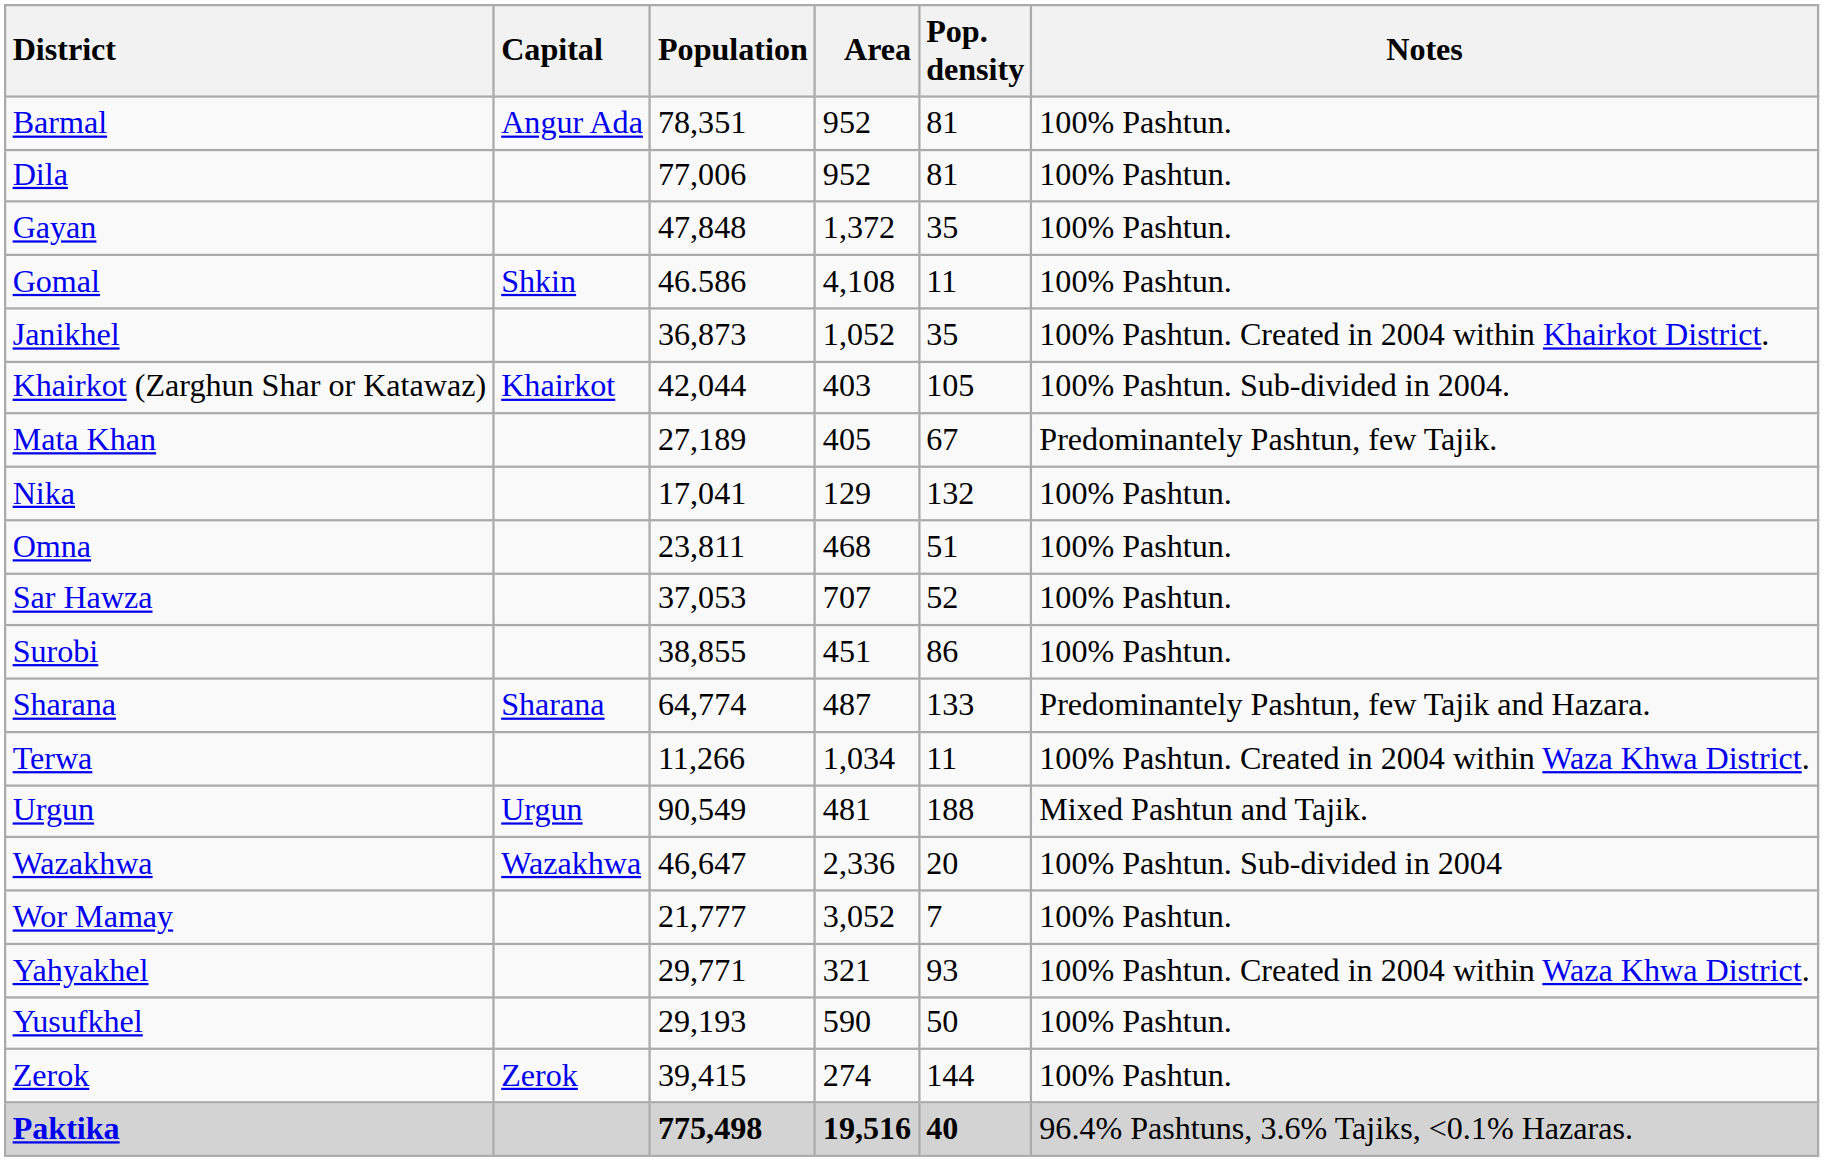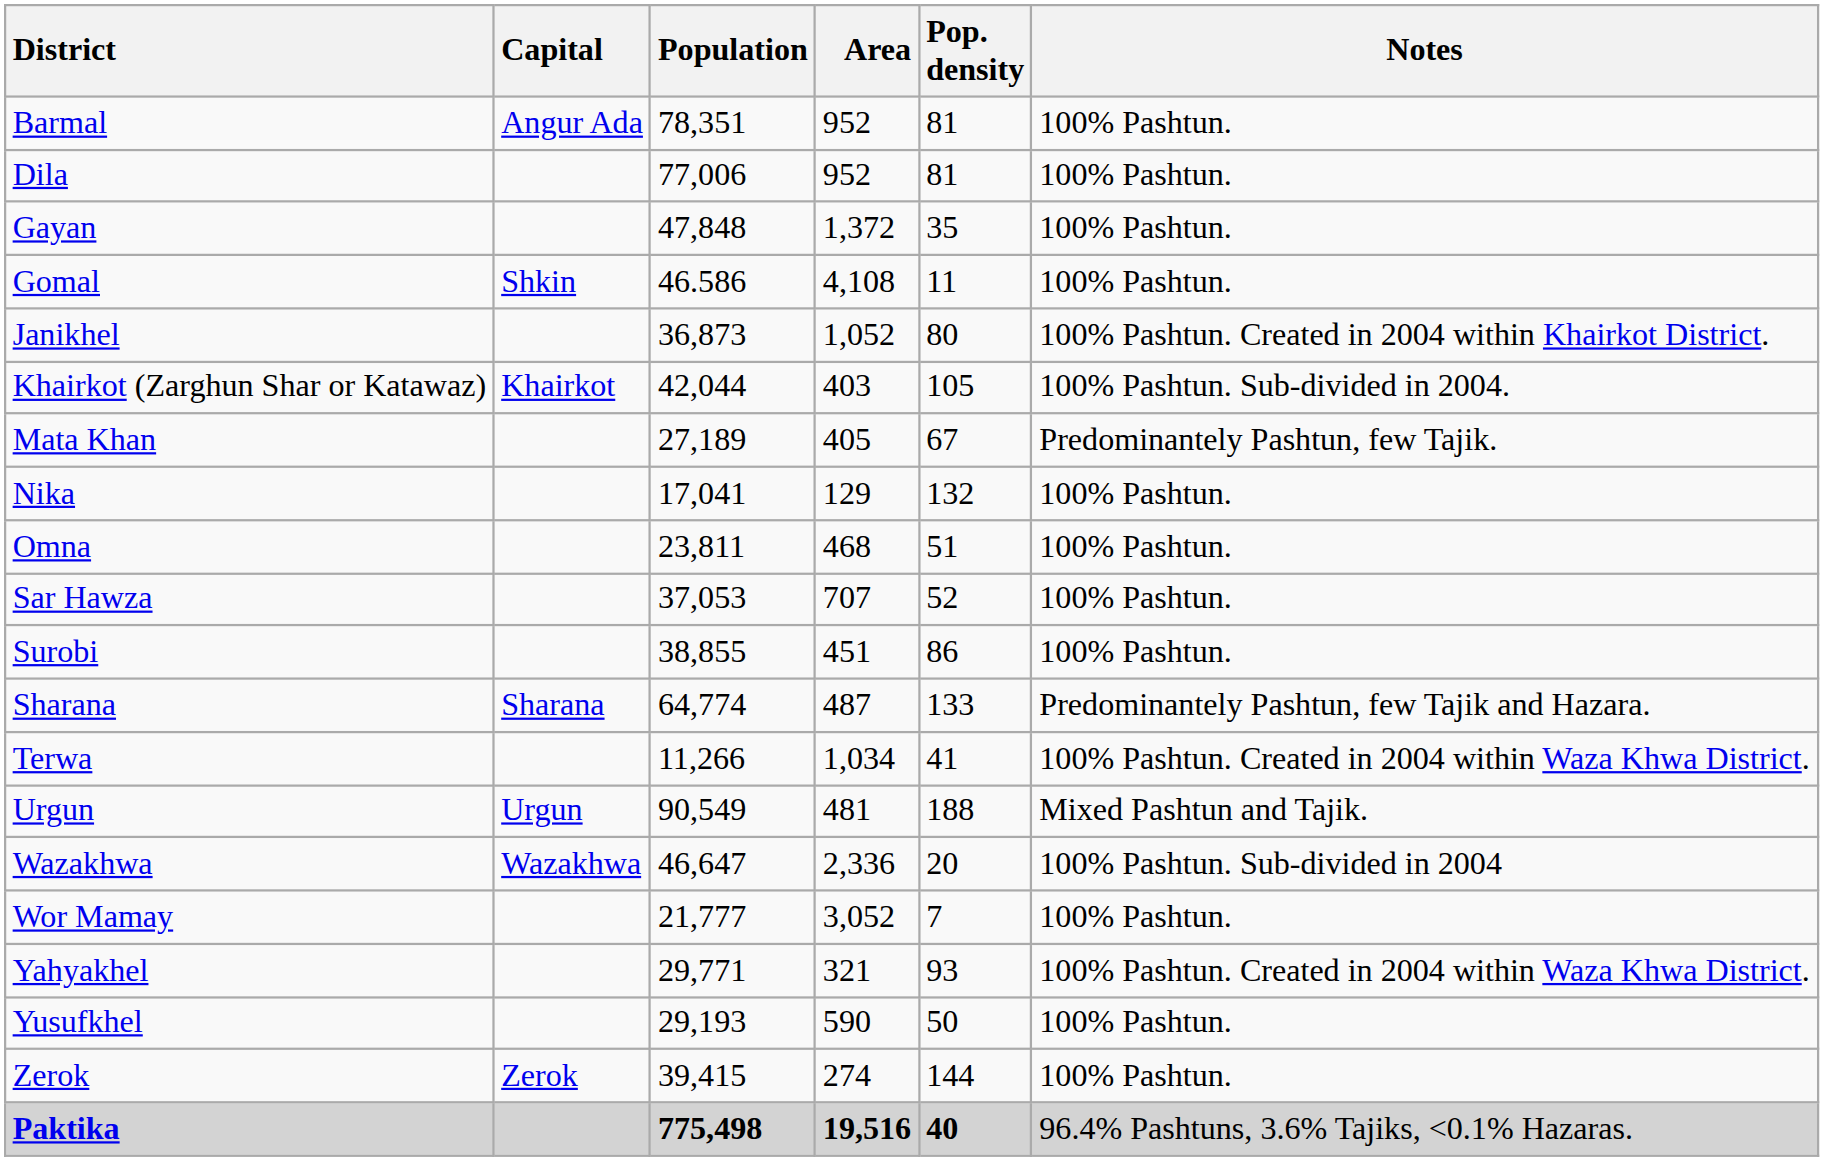(942, 334) 35 -> (942, 334) 80
(942, 757) 11 -> (942, 757) 41
